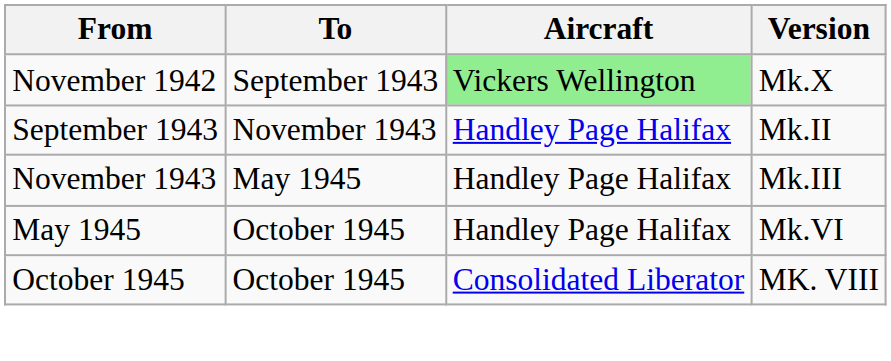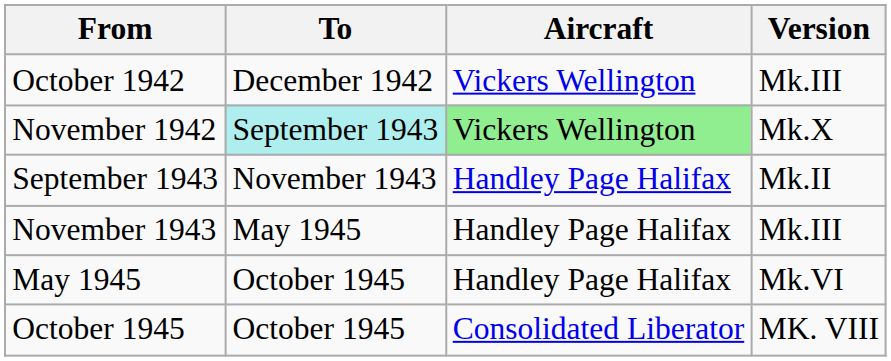+ row: (98, 79)
(335, 79) no background -> (335, 129) paleturquoise background
